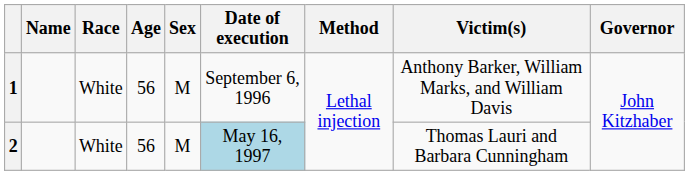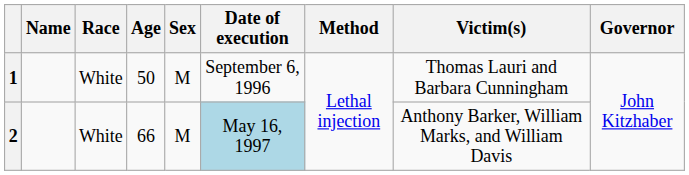(146, 87) 56 -> (146, 77) 50
(491, 87) Anthony Barker, William Marks, and William Davis -> (491, 77) Thomas Lauri and Barbara Cunningham
(146, 146) 56 -> (146, 136) 66
(491, 146) Thomas Lauri and Barbara Cunningham -> (491, 136) Anthony Barker, William Marks, and William Davis
